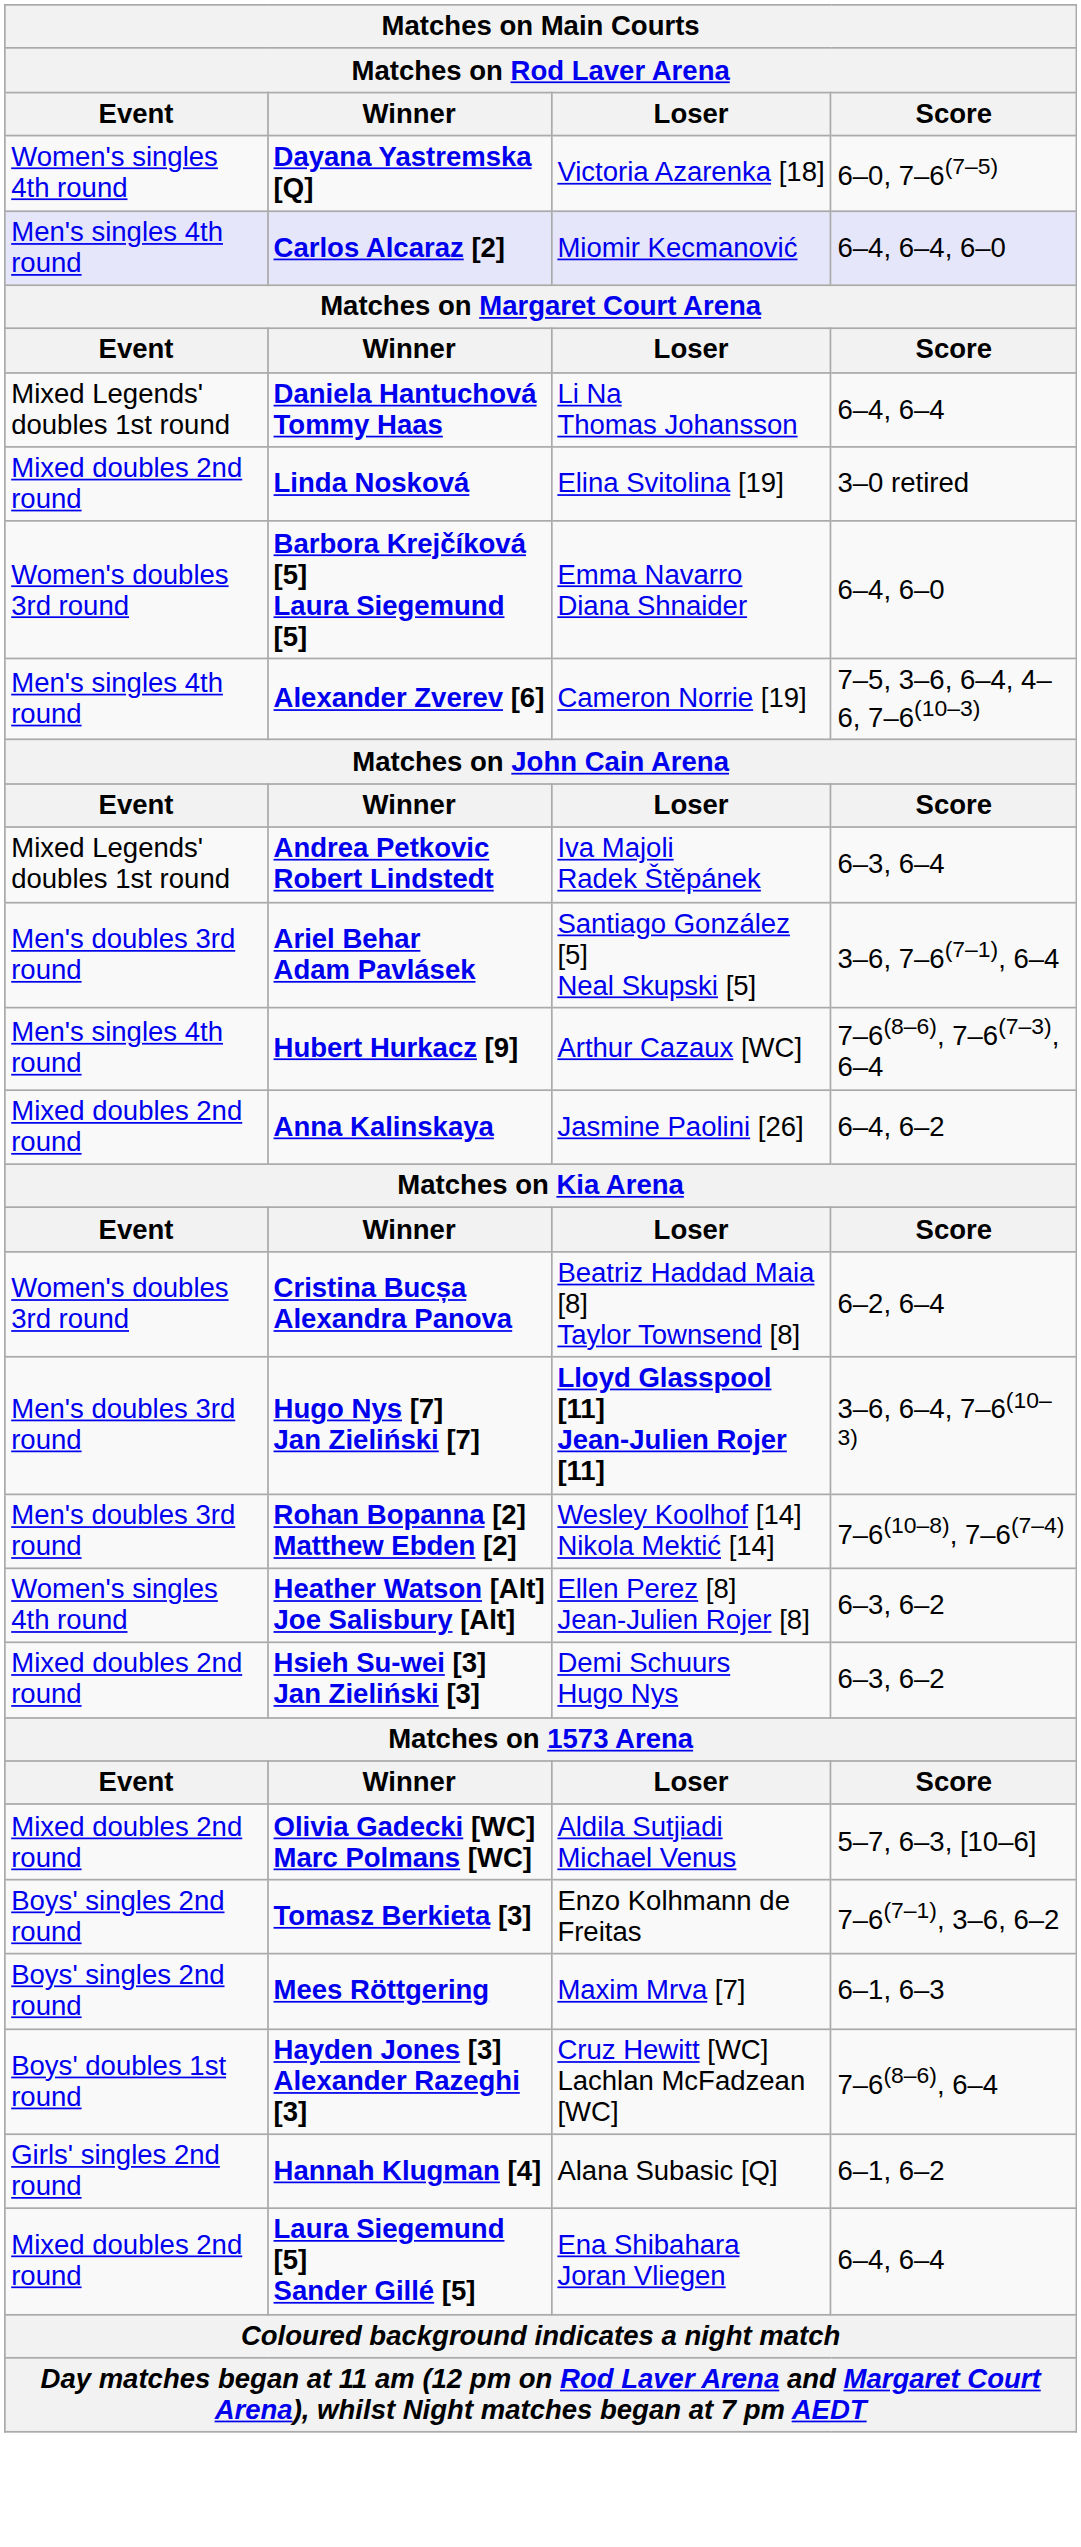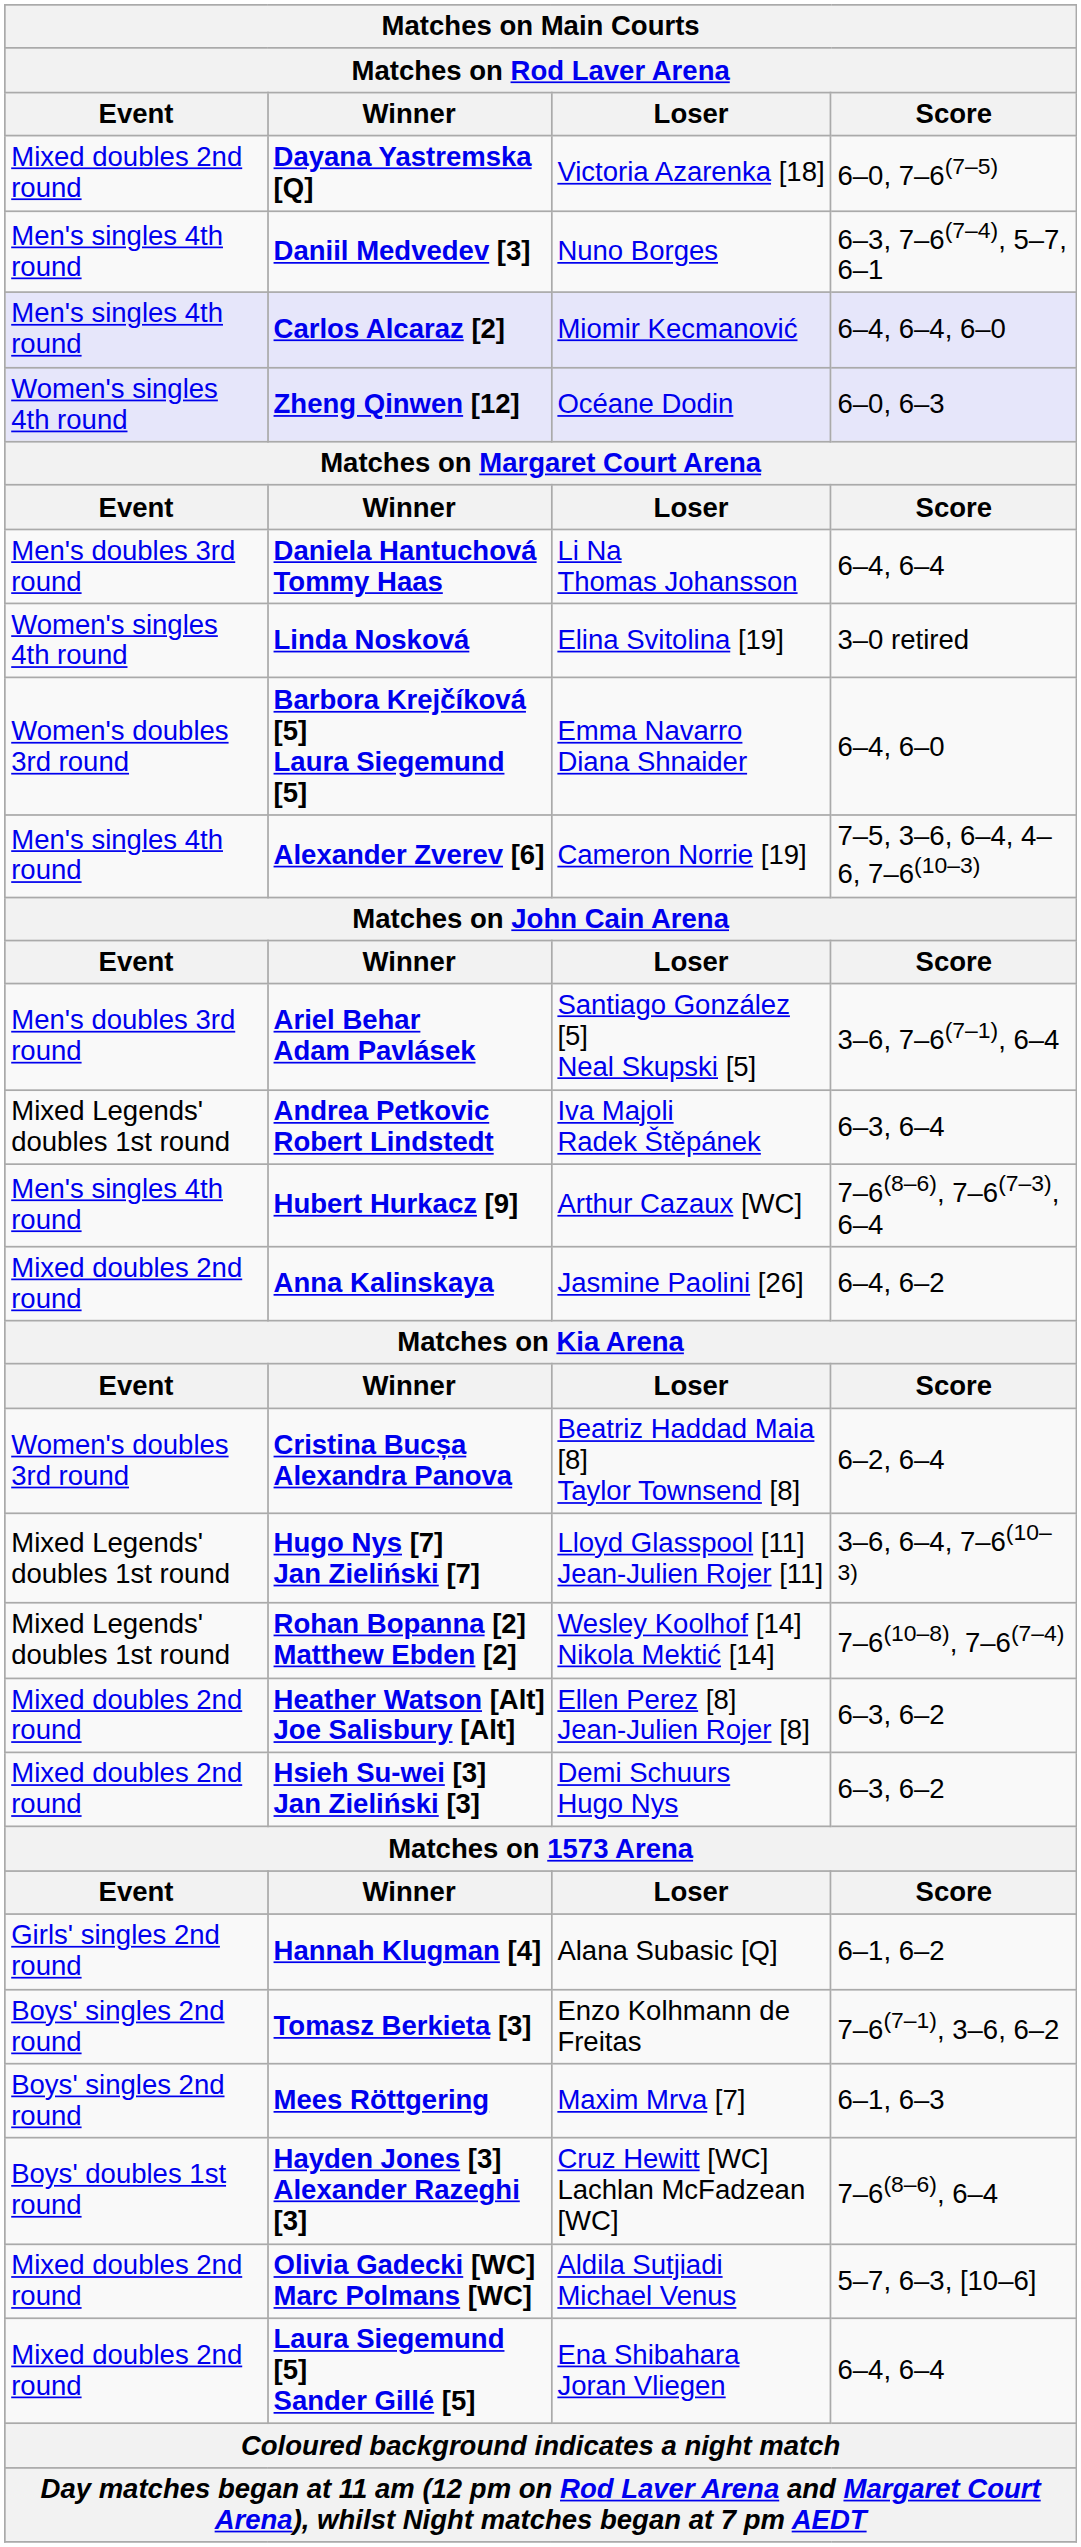(115, 172) Women's singles 4th round -> (127, 172) Mixed doubles 2nd round
+ row: (402, 251)
+ row: (397, 403)
(121, 409) Mixed Legends' doubles 1st round -> (123, 565) Men's doubles 3rd round
(127, 483) Mixed doubles 2nd round -> (115, 640) Women's singles 4th round
rows swapped: (384, 864) <-> (375, 954)
(123, 1424) Men's doubles 3rd round -> (121, 1558) Mixed Legends' doubles 1st round
(672, 1424) bold -> (690, 1558) normal
(123, 1530) Men's doubles 3rd round -> (121, 1640) Mixed Legends' doubles 1st round
(115, 1605) Women's singles 4th round -> (127, 1714) Mixed doubles 2nd round
rows swapped: (407, 2171) <-> (404, 1841)
